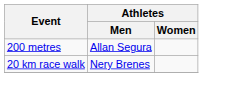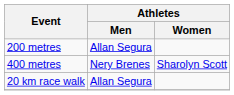+ row: (34, 64)
(120, 64) Nery Brenes -> (121, 82) Allan Segura
